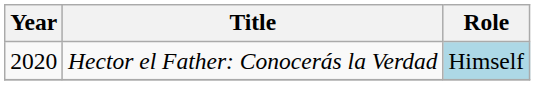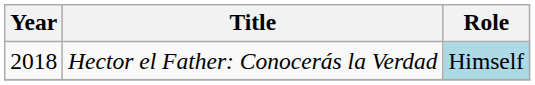(34, 60) 2020 -> (34, 60) 2018
